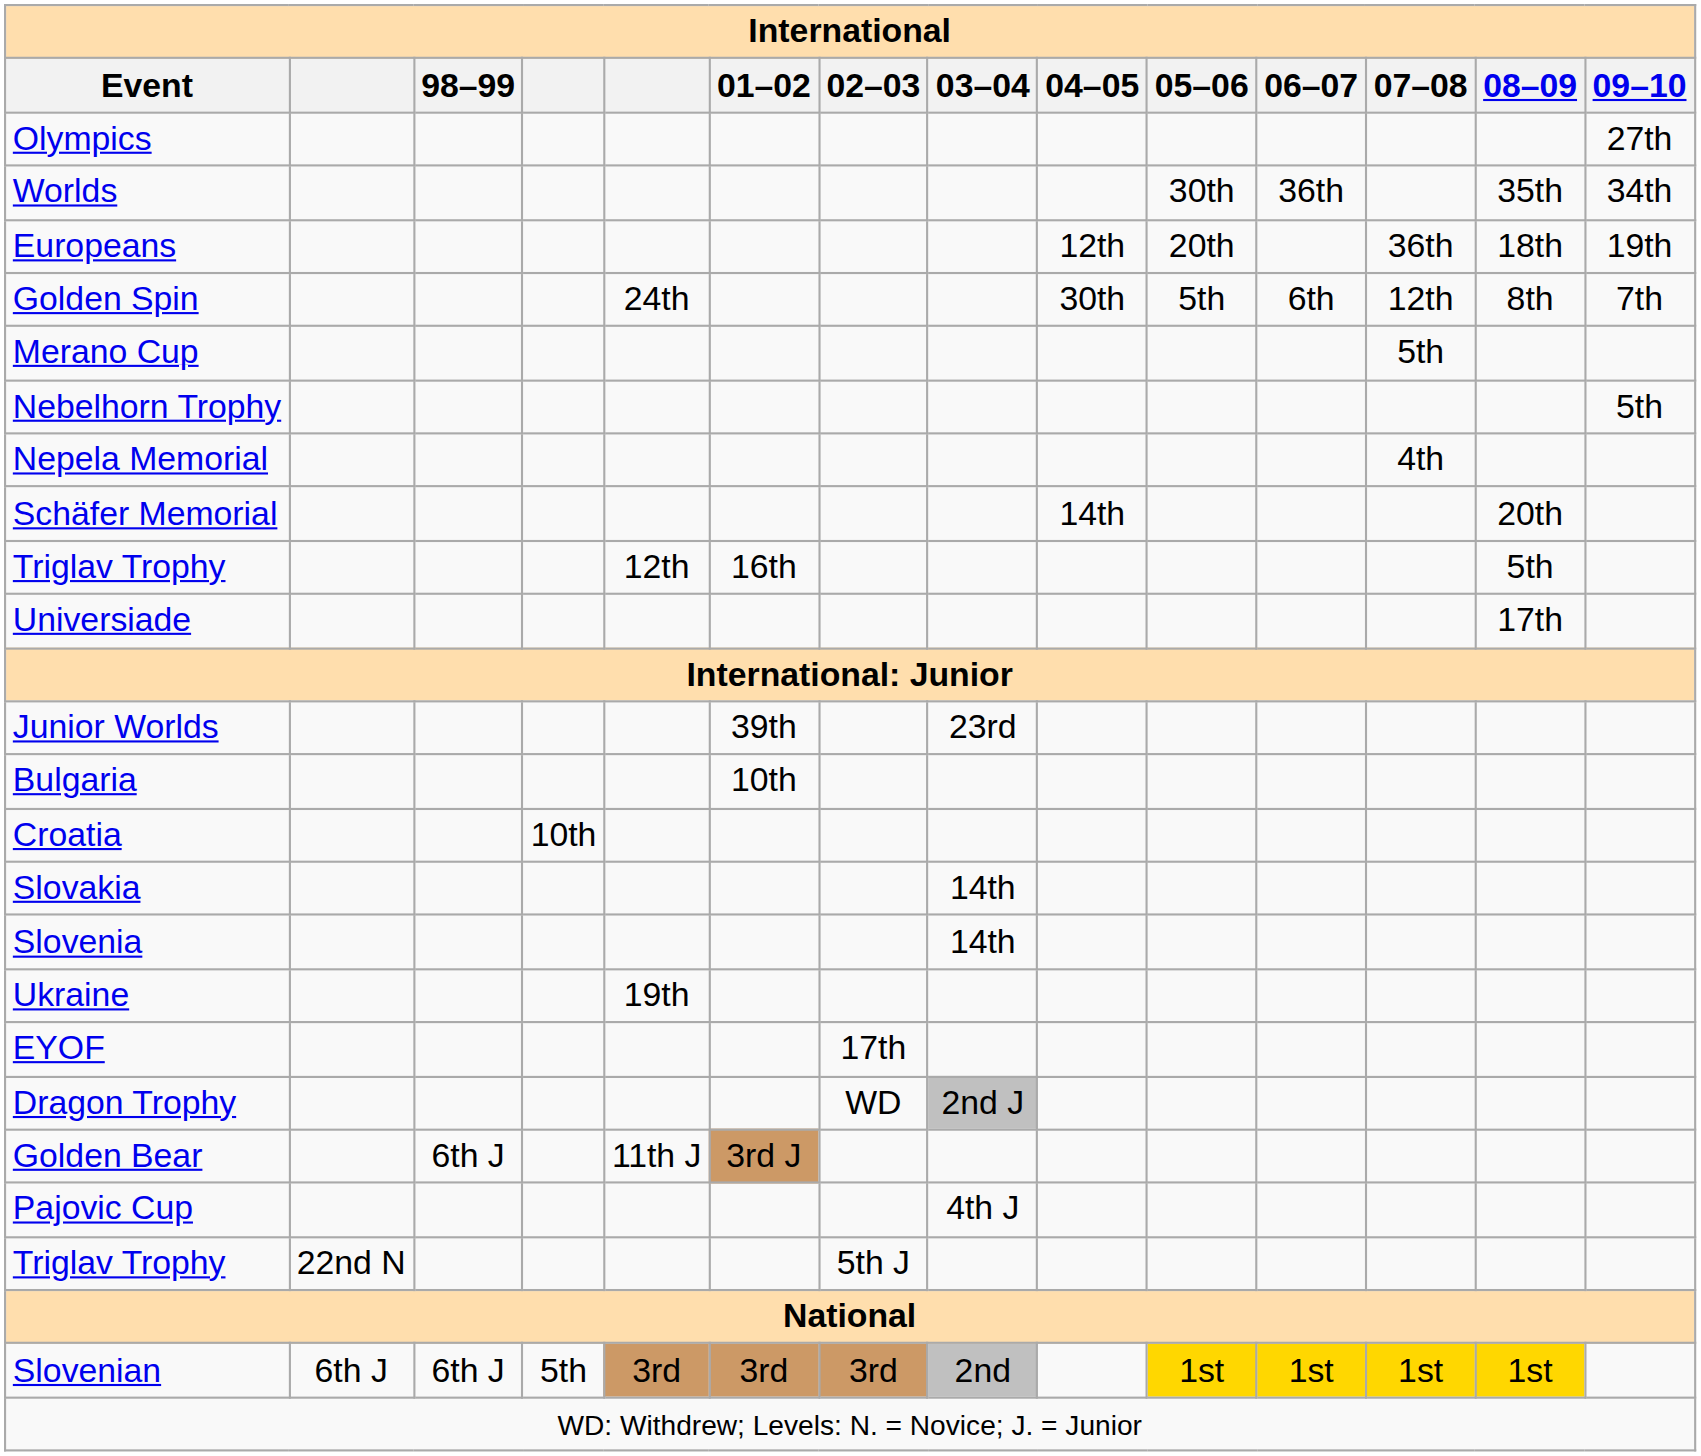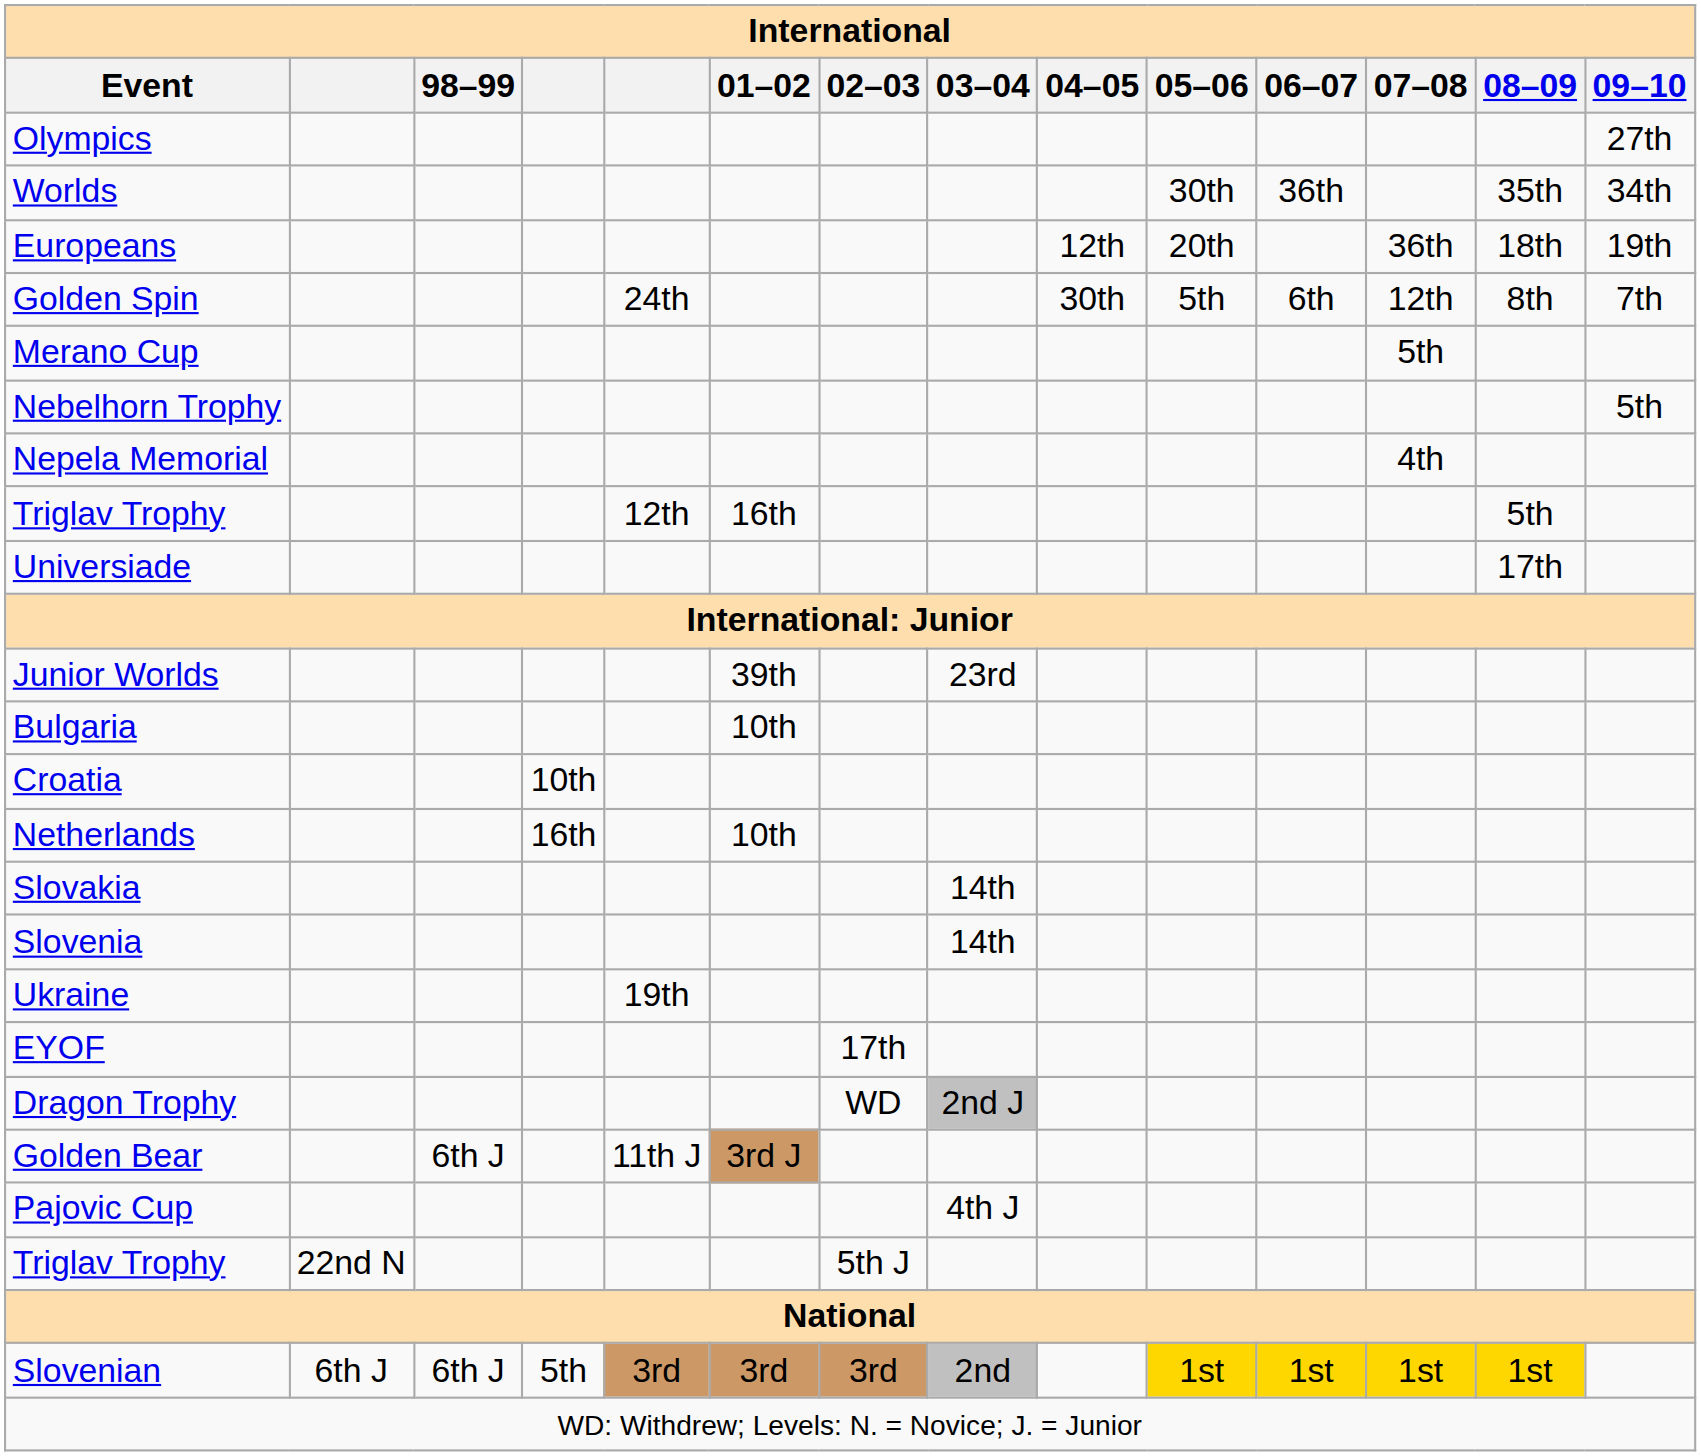- row: (145, 513)
+ row: (104, 834)
